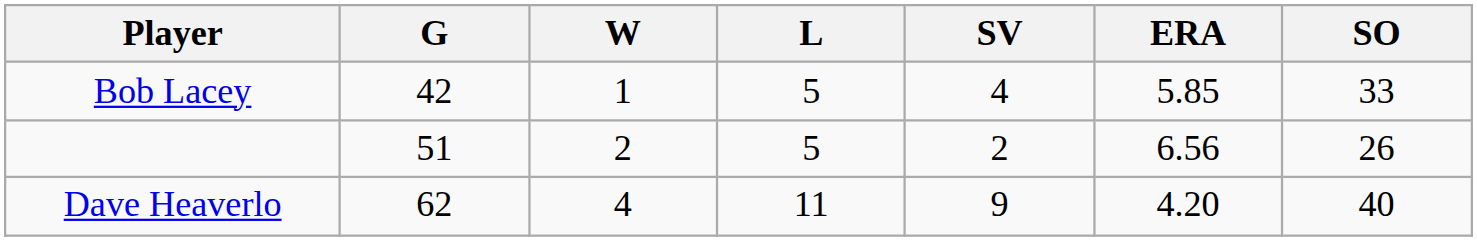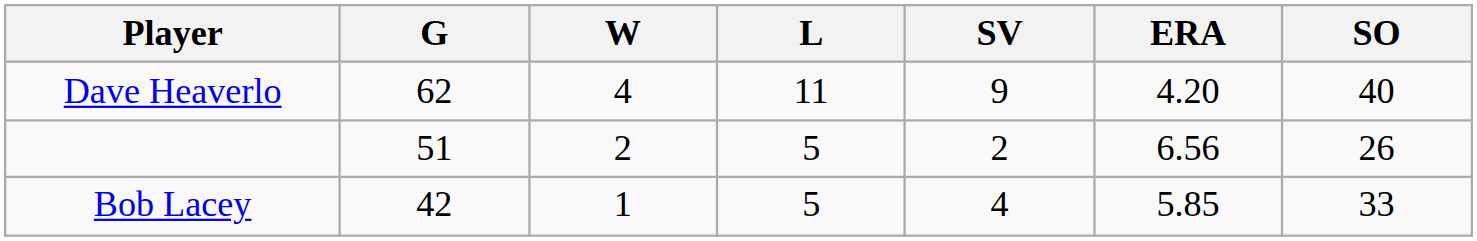rows swapped: (173, 205) <-> (173, 90)
